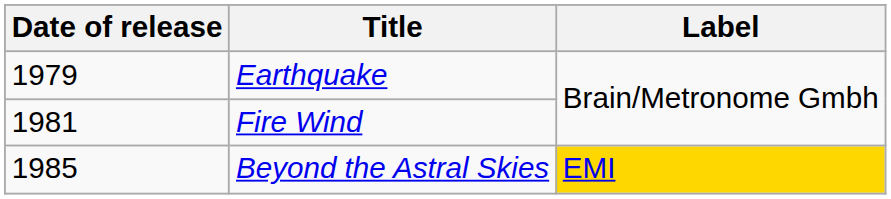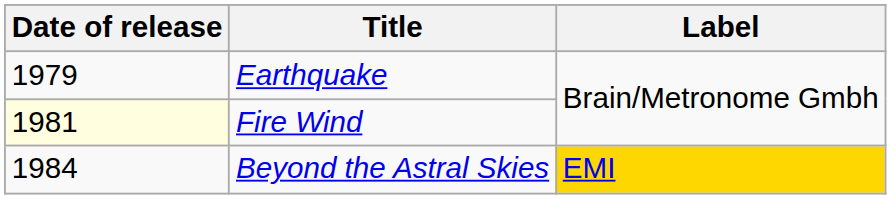(45, 121) no background -> (45, 121) lightyellow background
(45, 168) 1985 -> (45, 168) 1984
